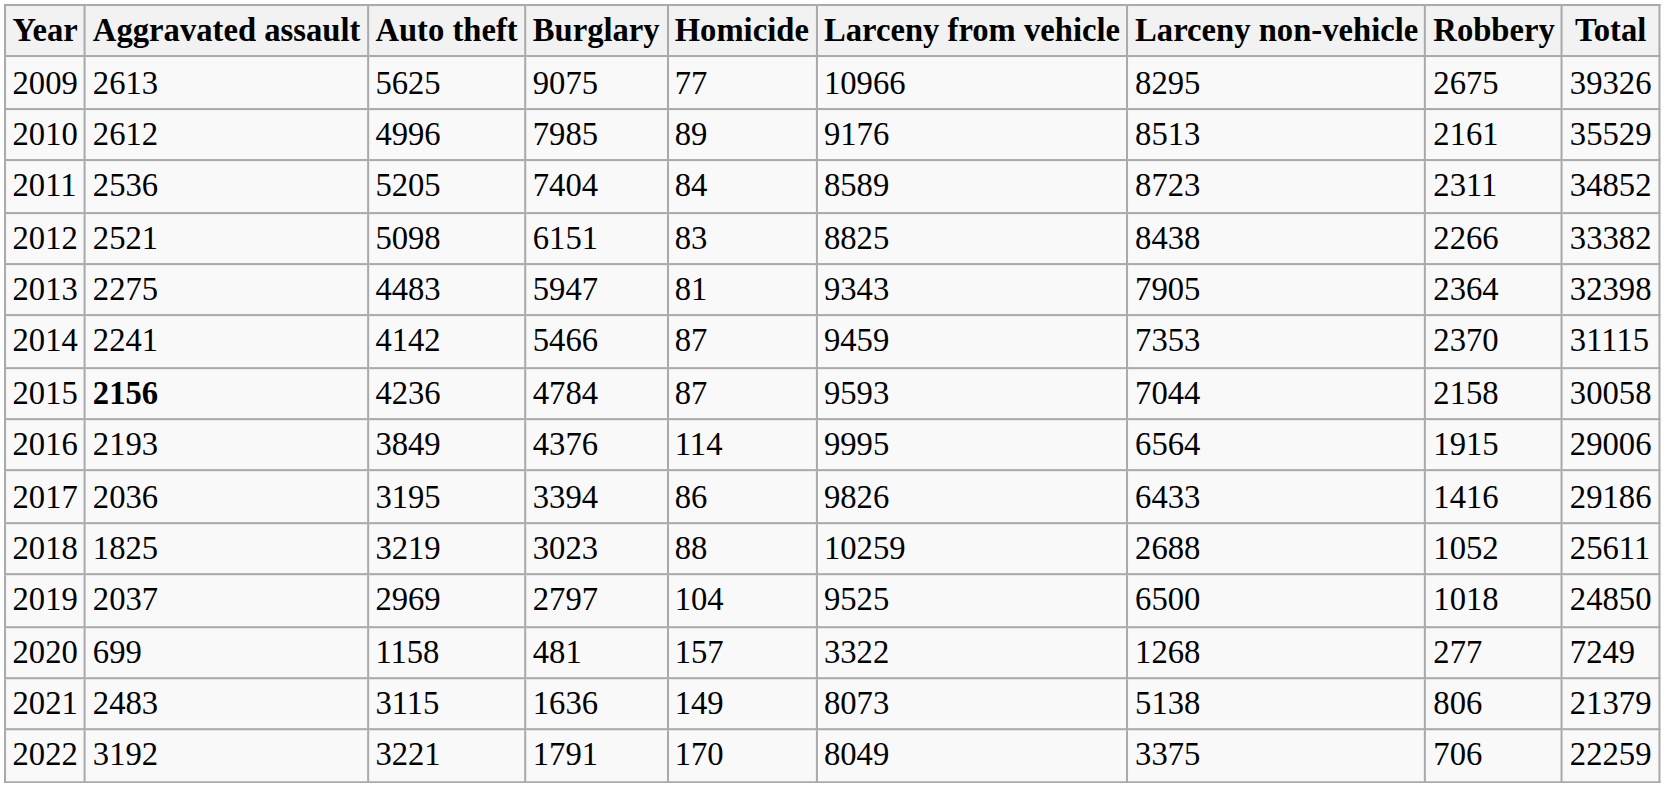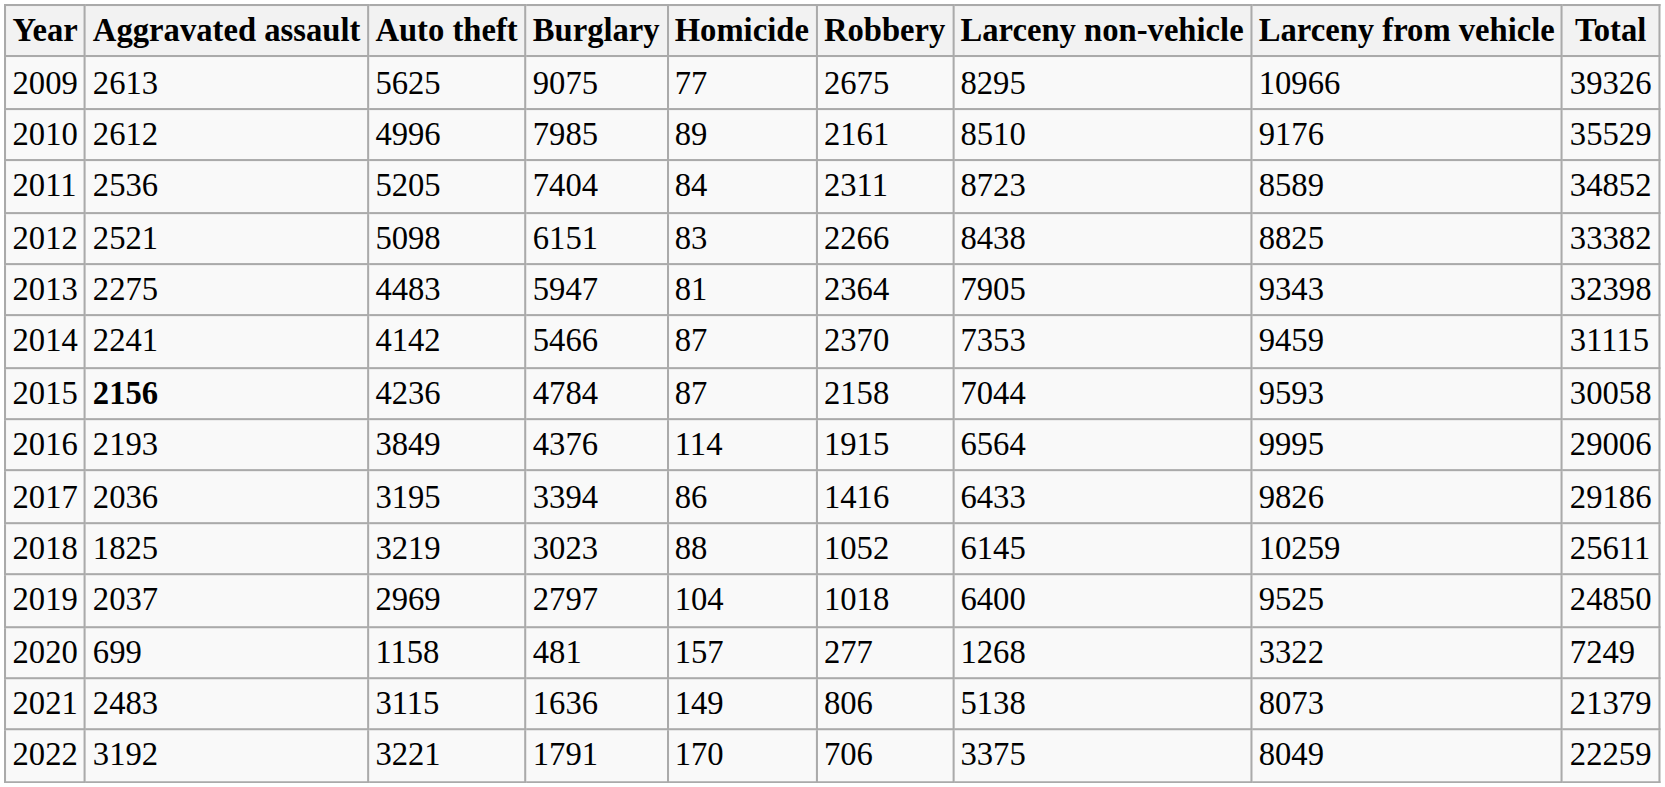columns swapped: (972, 30) <-> (1494, 30)
(1168, 133) 8513 -> (993, 133) 8510
(1168, 548) 2688 -> (993, 548) 6145
(1168, 599) 6500 -> (993, 599) 6400
